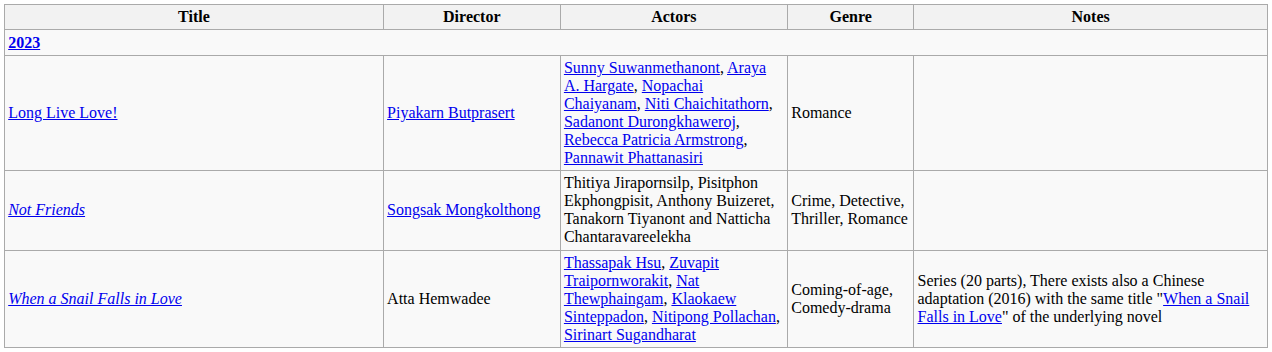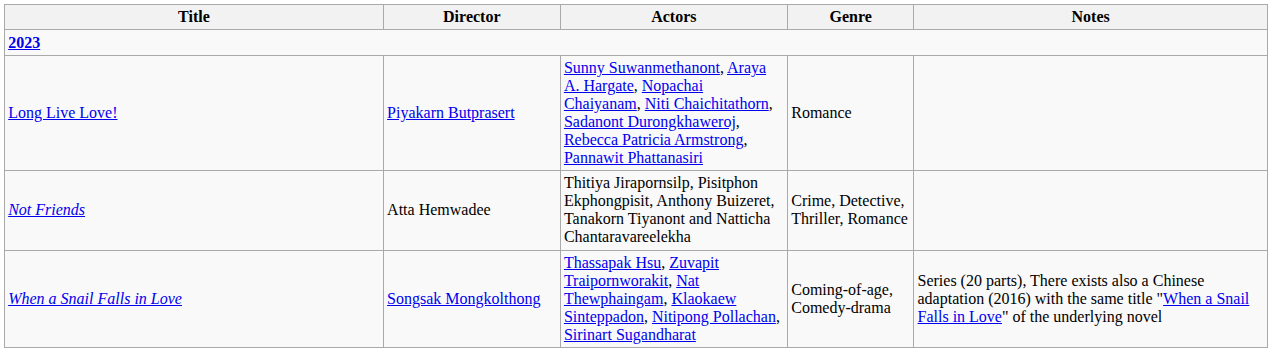(464, 210) Songsak Mongkolthong -> (439, 210) Atta Hemwadee
(439, 298) Atta Hemwadee -> (464, 298) Songsak Mongkolthong
